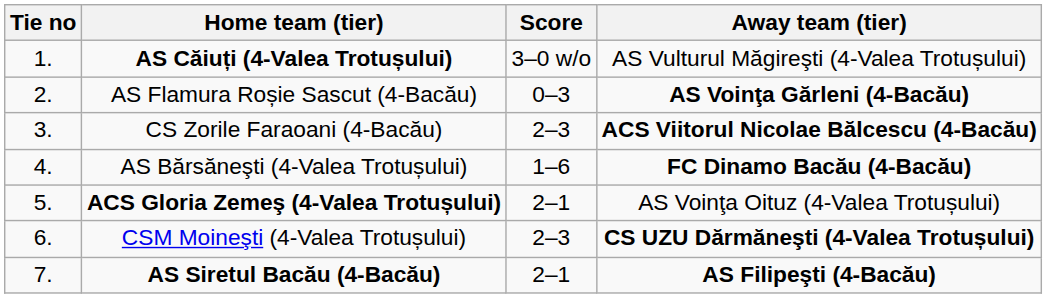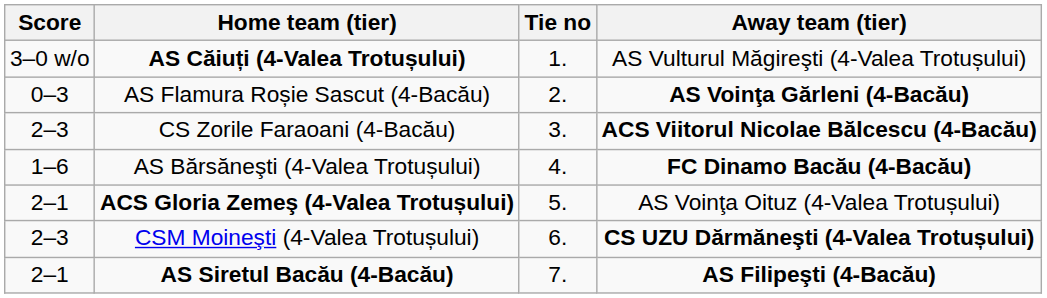columns swapped: (43, 22) <-> (551, 22)
